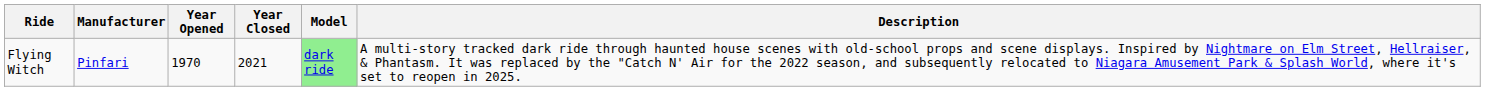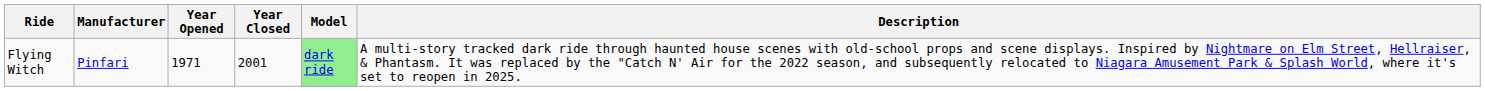(186, 63) 1970 -> (186, 63) 1971
(252, 63) 2021 -> (252, 63) 2001
